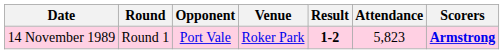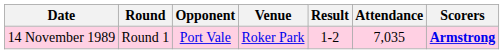(330, 37) bold -> (330, 37) normal
(389, 37) 5,823 -> (389, 37) 7,035
